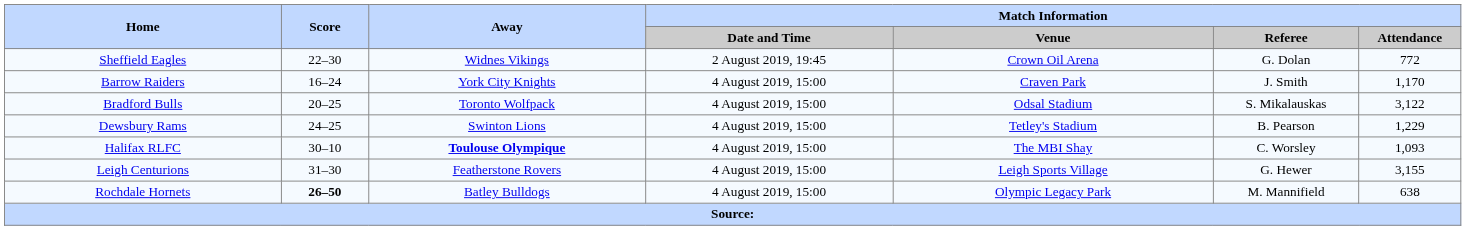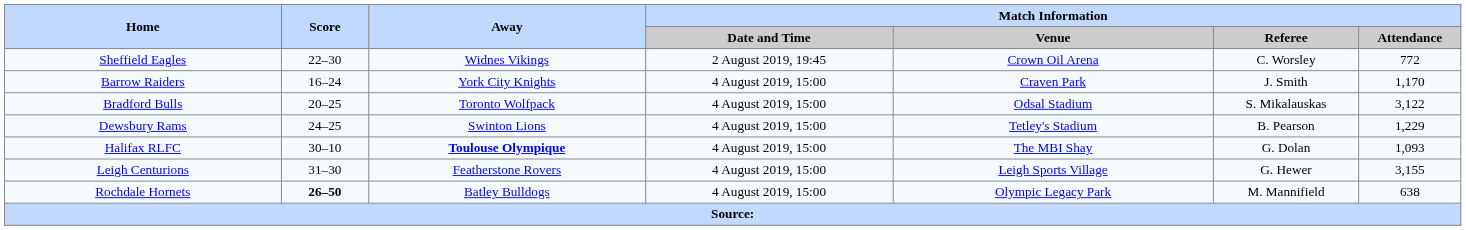(1286, 59) G. Dolan -> (1286, 59) C. Worsley
(1286, 148) C. Worsley -> (1286, 148) G. Dolan
